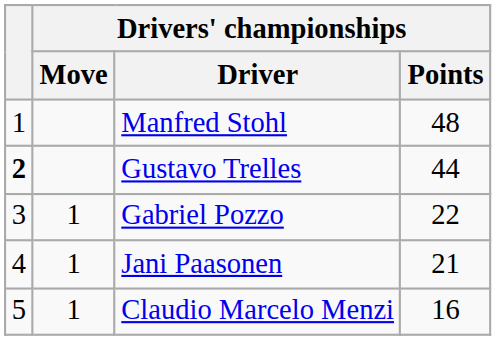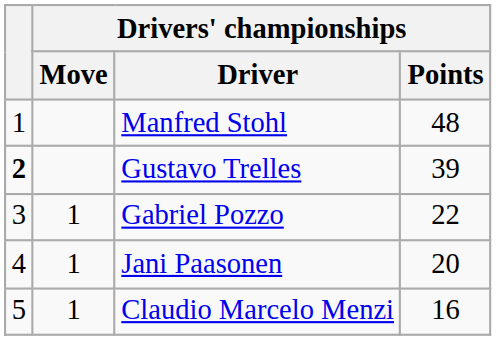(446, 169) 44 -> (446, 169) 39
(446, 263) 21 -> (446, 263) 20
